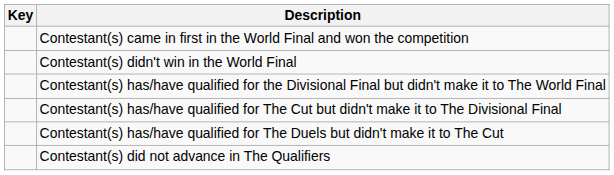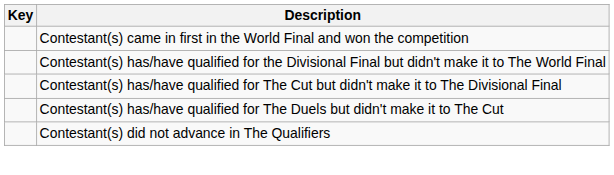- row: (168, 62)
